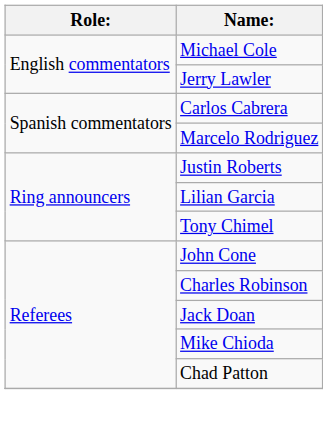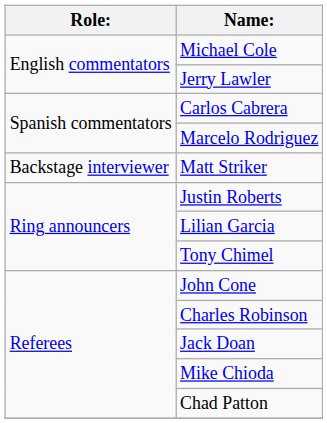+ row: (223, 167)
